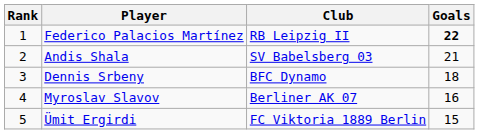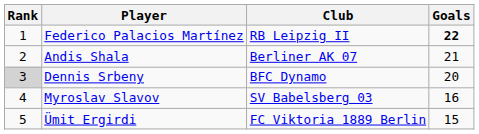(311, 56) SV Babelsberg 03 -> (303, 56) Berliner AK 07
(23, 77) no background -> (23, 77) lightgrey background
(451, 77) 18 -> (451, 77) 20
(303, 98) Berliner AK 07 -> (311, 98) SV Babelsberg 03
